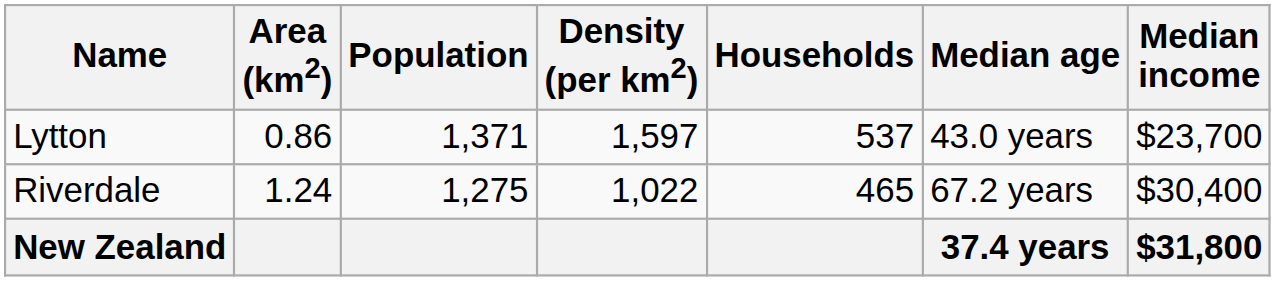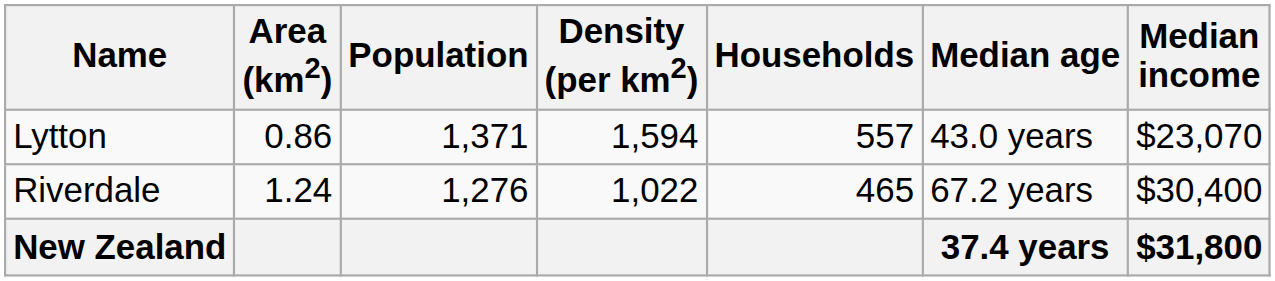(655, 136) 1,597 -> (655, 136) 1,594
(885, 136) 537 -> (885, 136) 557
(1199, 136) $23,700 -> (1199, 136) $23,070
(485, 191) 1,275 -> (485, 191) 1,276
